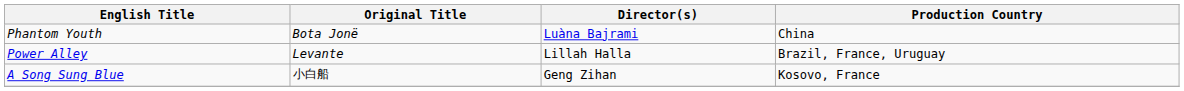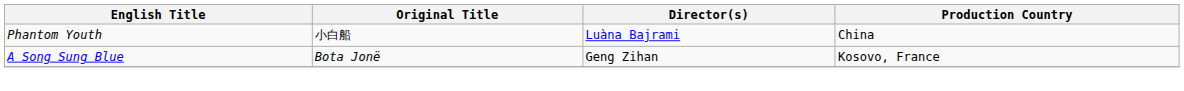(325, 34) Bota Jonë -> (333, 35) 小白船
- row: (47, 54)
(311, 74) 小白船 -> (347, 57) Bota Jonë
